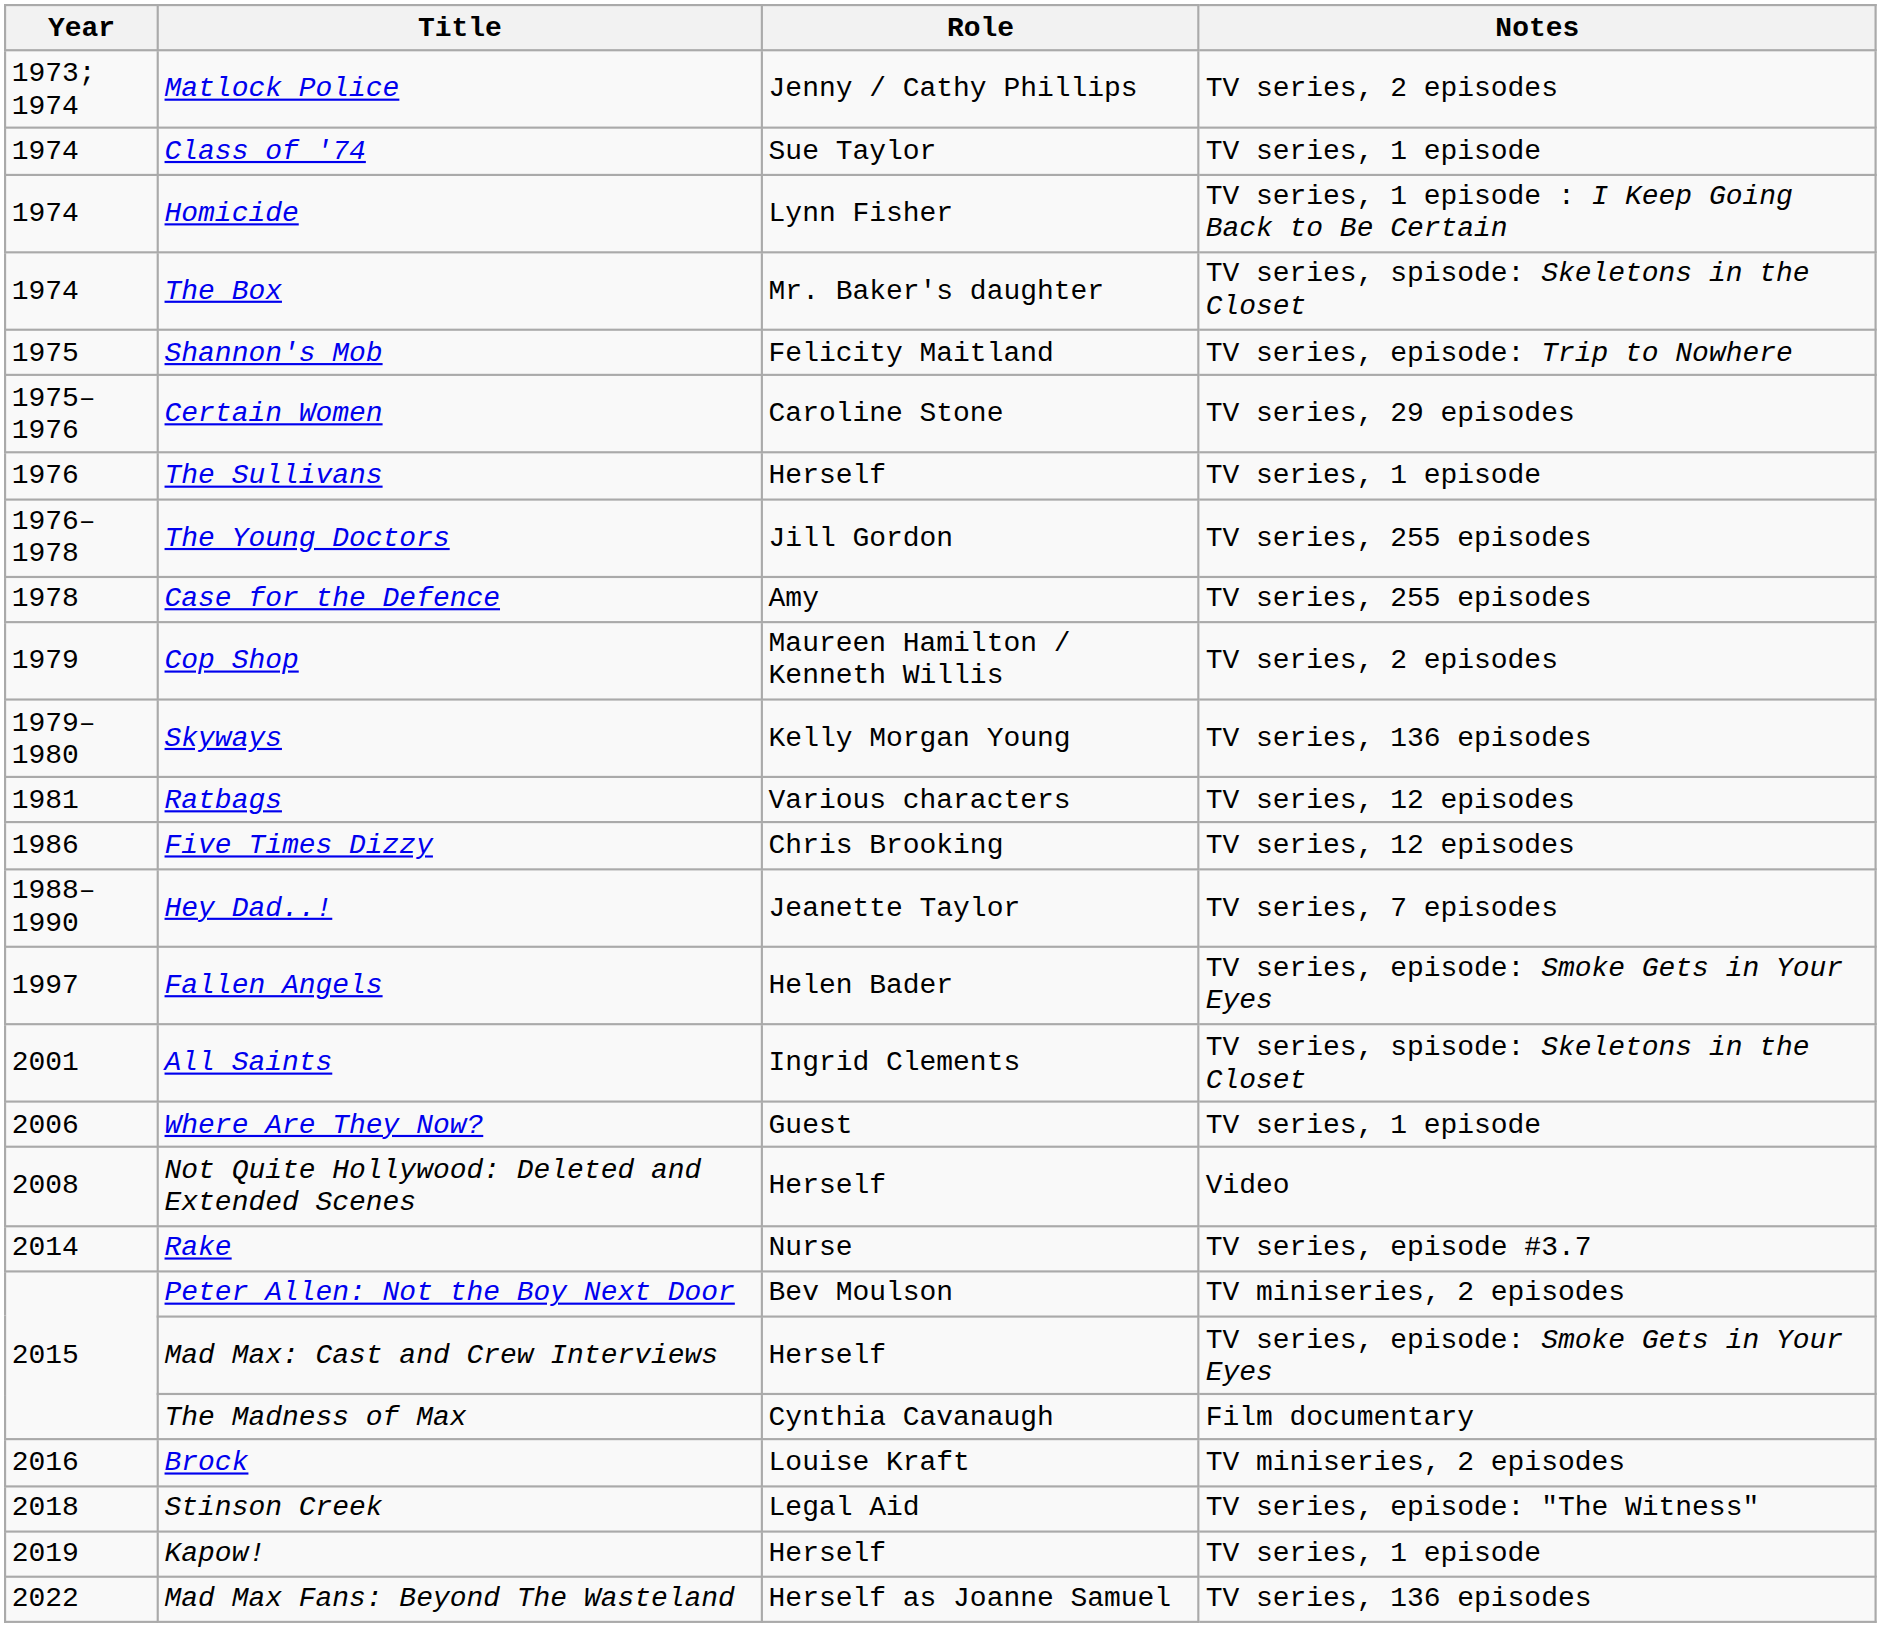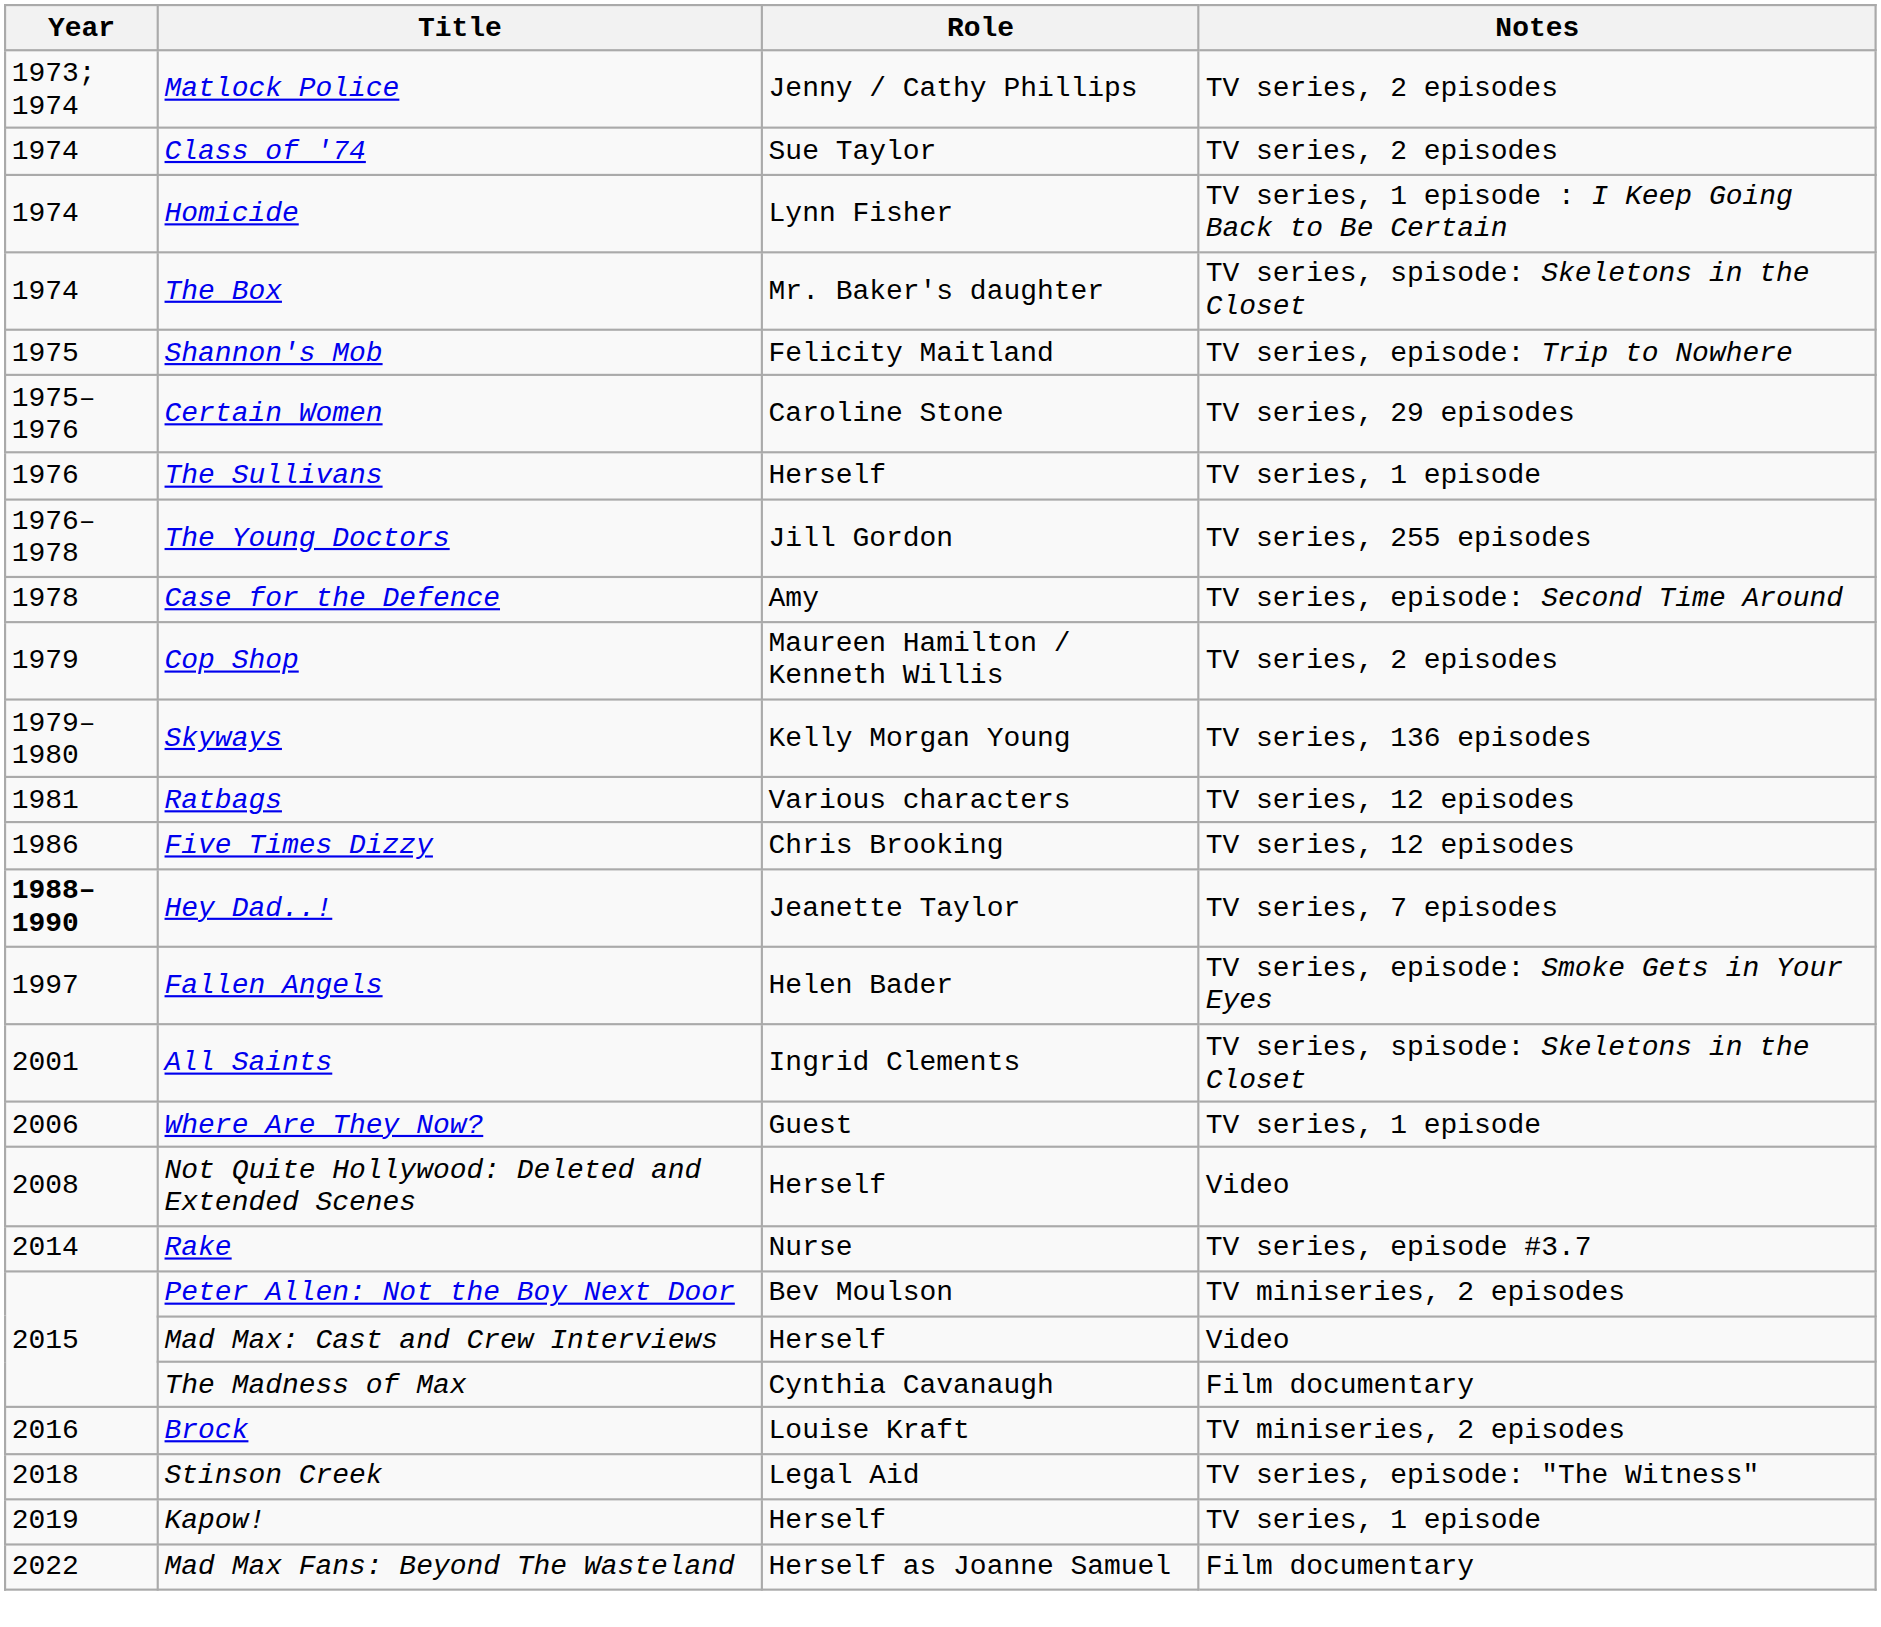(1373, 151) TV series, 1 episode -> (1382, 151) TV series, 2 episodes
(1399, 599) TV series, 255 episodes -> (1524, 599) TV series, episode: Second Time Around
(54, 907) normal -> (54, 907) bold
(1524, 1355) TV series, episode: Smoke Gets in Your Eyes -> (1248, 1339) Video
(1399, 1599) TV series, 136 episodes -> (1340, 1567) Film documentary
